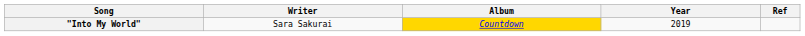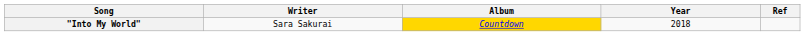(681, 24) 2019 -> (681, 24) 2018
